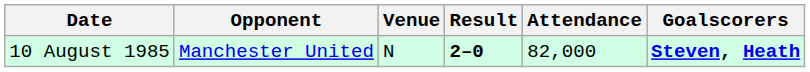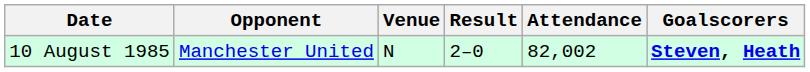(467, 51) bold -> (467, 51) normal
(562, 51) 82,000 -> (562, 51) 82,002
